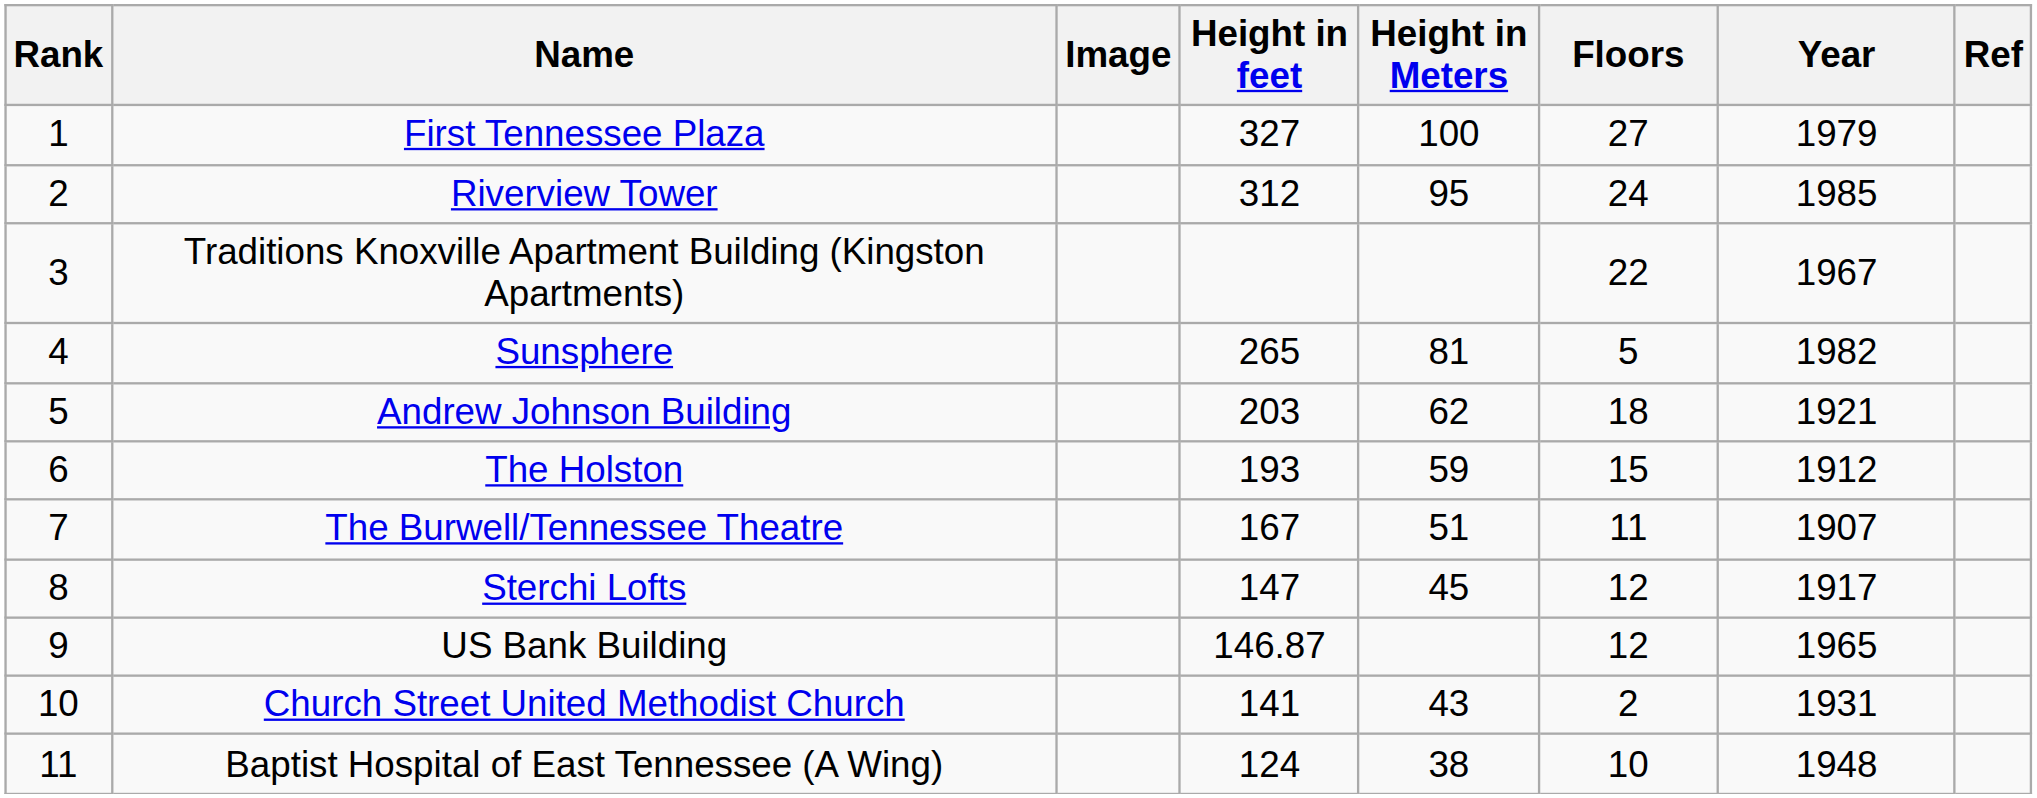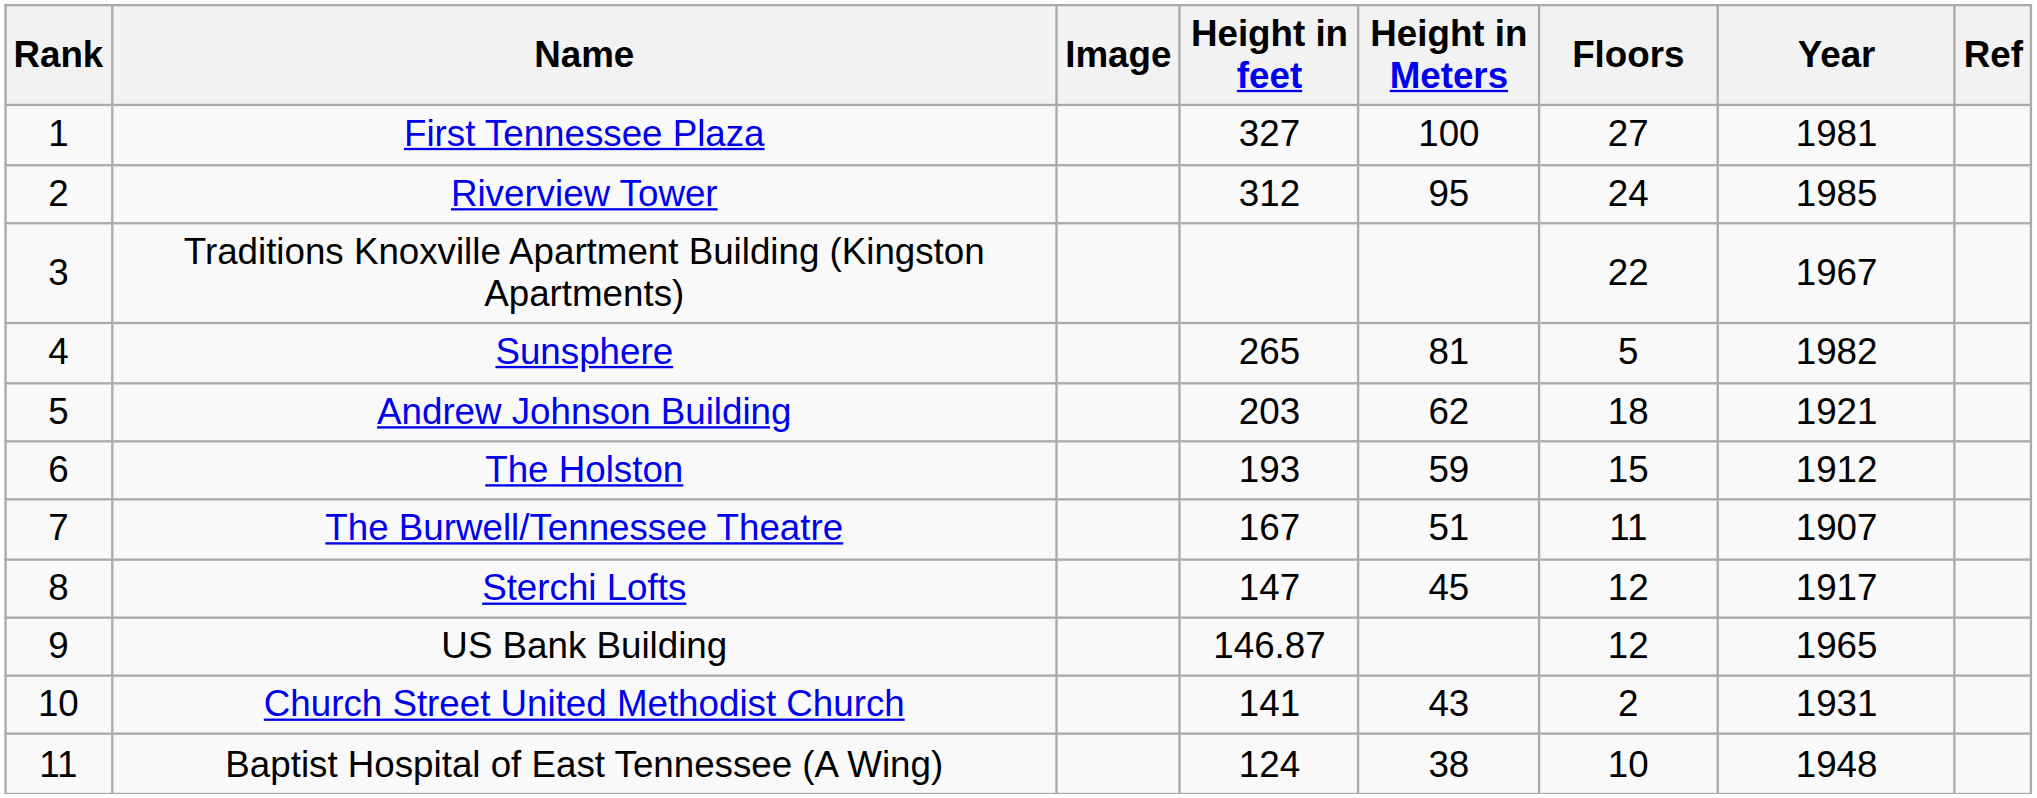(1837, 134) 1979 -> (1837, 134) 1981
